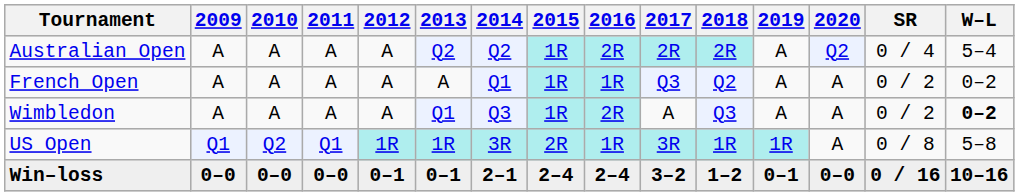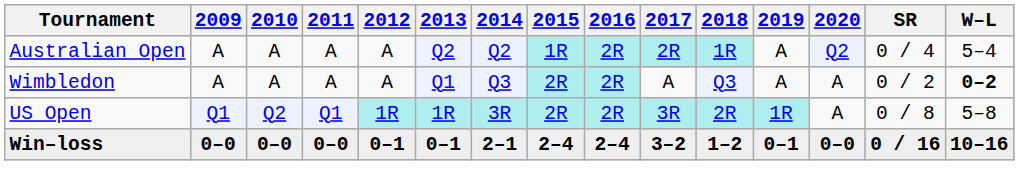(725, 51) 2R -> (725, 51) 1R
- row: (74, 82)
(556, 113) 1R -> (556, 82) 2R
(612, 144) 1R -> (612, 113) 2R
(725, 144) 1R -> (725, 113) 2R
